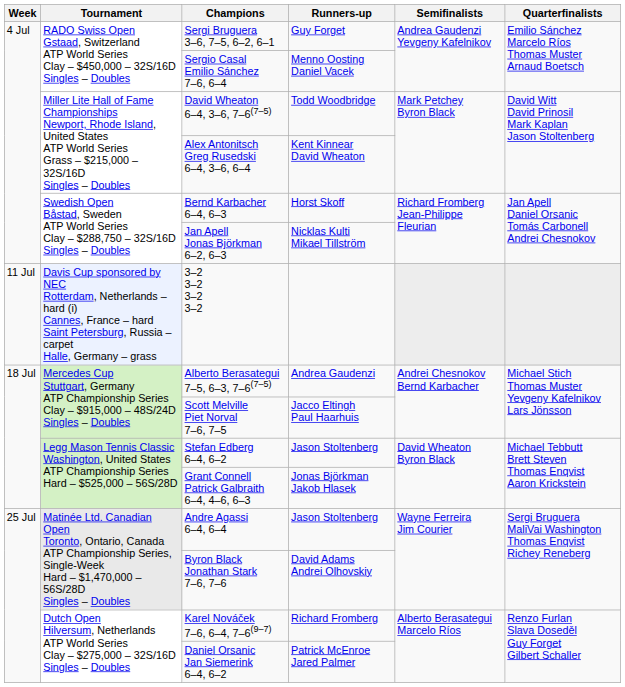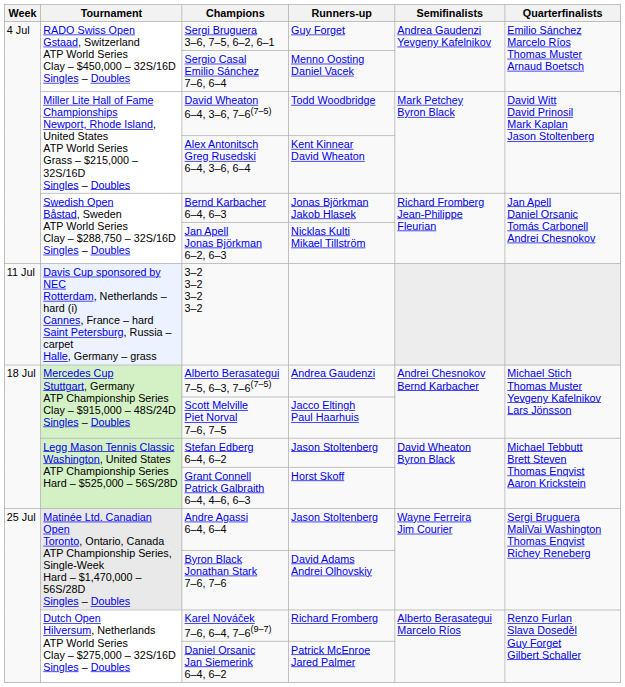(318, 202) Horst Skoff -> (330, 208) Jonas Björkman Jakob Hlasek
(330, 482) Jonas Björkman Jakob Hlasek -> (318, 476) Horst Skoff
